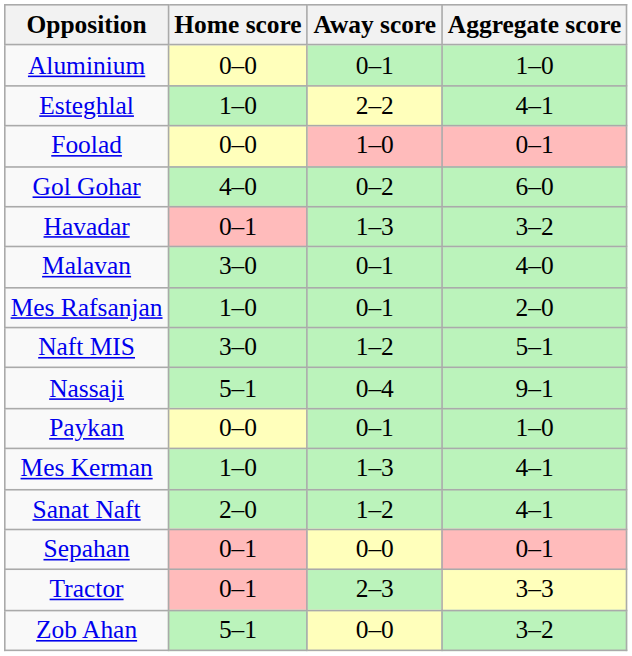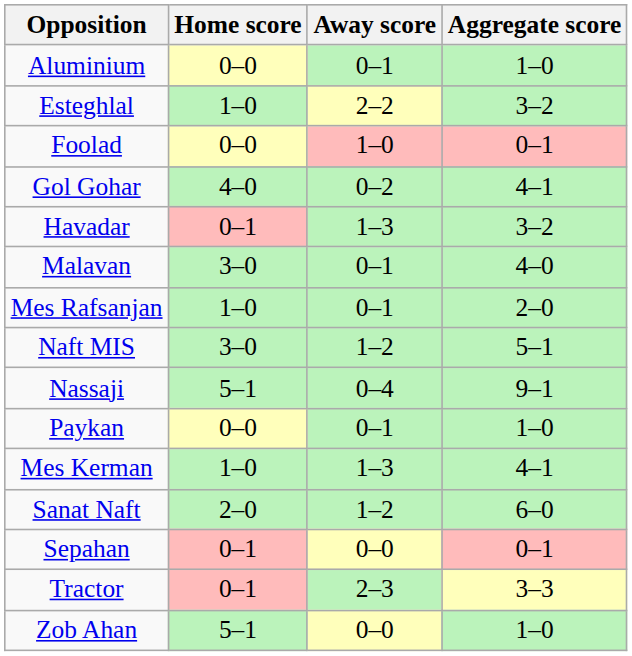(535, 105) 4–1 -> (535, 105) 3–2
(535, 186) 6–0 -> (535, 186) 4–1
(535, 508) 4–1 -> (535, 508) 6–0
(535, 629) 3–2 -> (535, 629) 1–0
